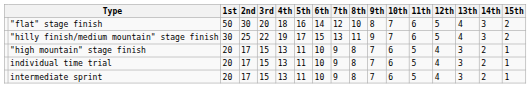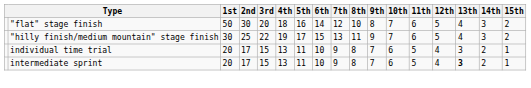- row: (78, 50)
(460, 77) normal -> (460, 63) bold
